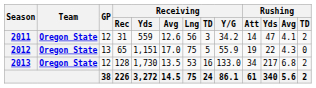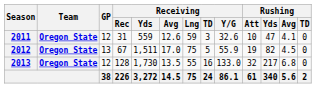(192, 37) 56 -> (192, 37) 59
(229, 37) 34.2 -> (229, 37) 32.6
(252, 37) 14 -> (252, 37) 10
(305, 37) 2 -> (305, 37) 0
(122, 50) 65 -> (122, 50) 67
(145, 50) 1,151 -> (145, 50) 1,511
(270, 50) 22 -> (270, 50) 82
(289, 50) 4.3 -> (289, 50) 4.5
(192, 63) 53 -> (192, 63) 55
(252, 63) 34 -> (252, 63) 32
(305, 63) 2 -> (305, 63) 0
